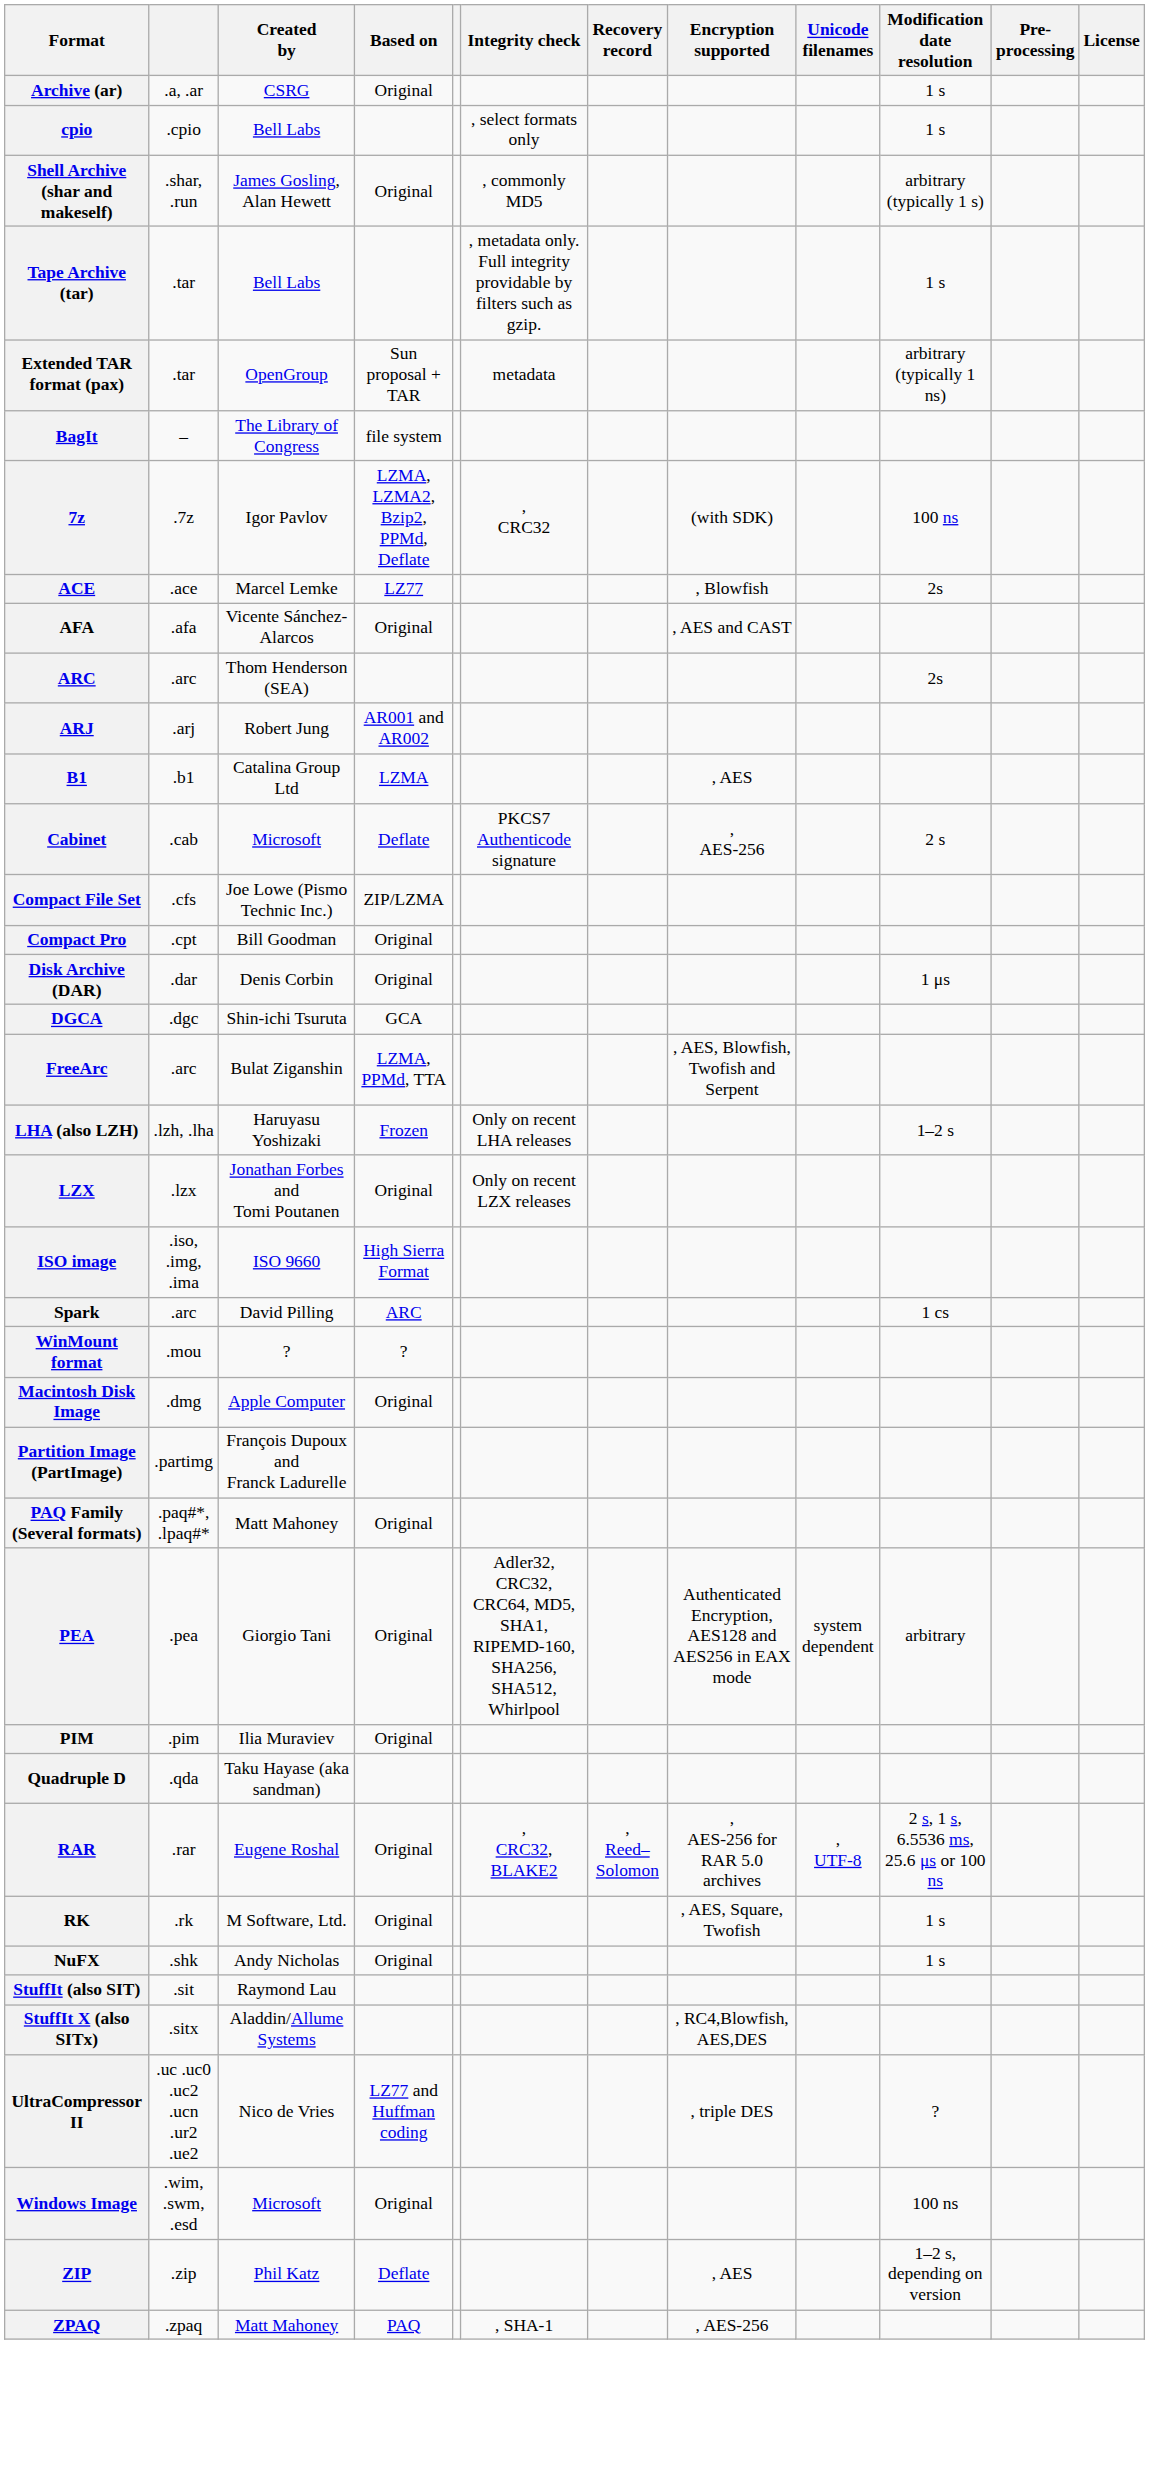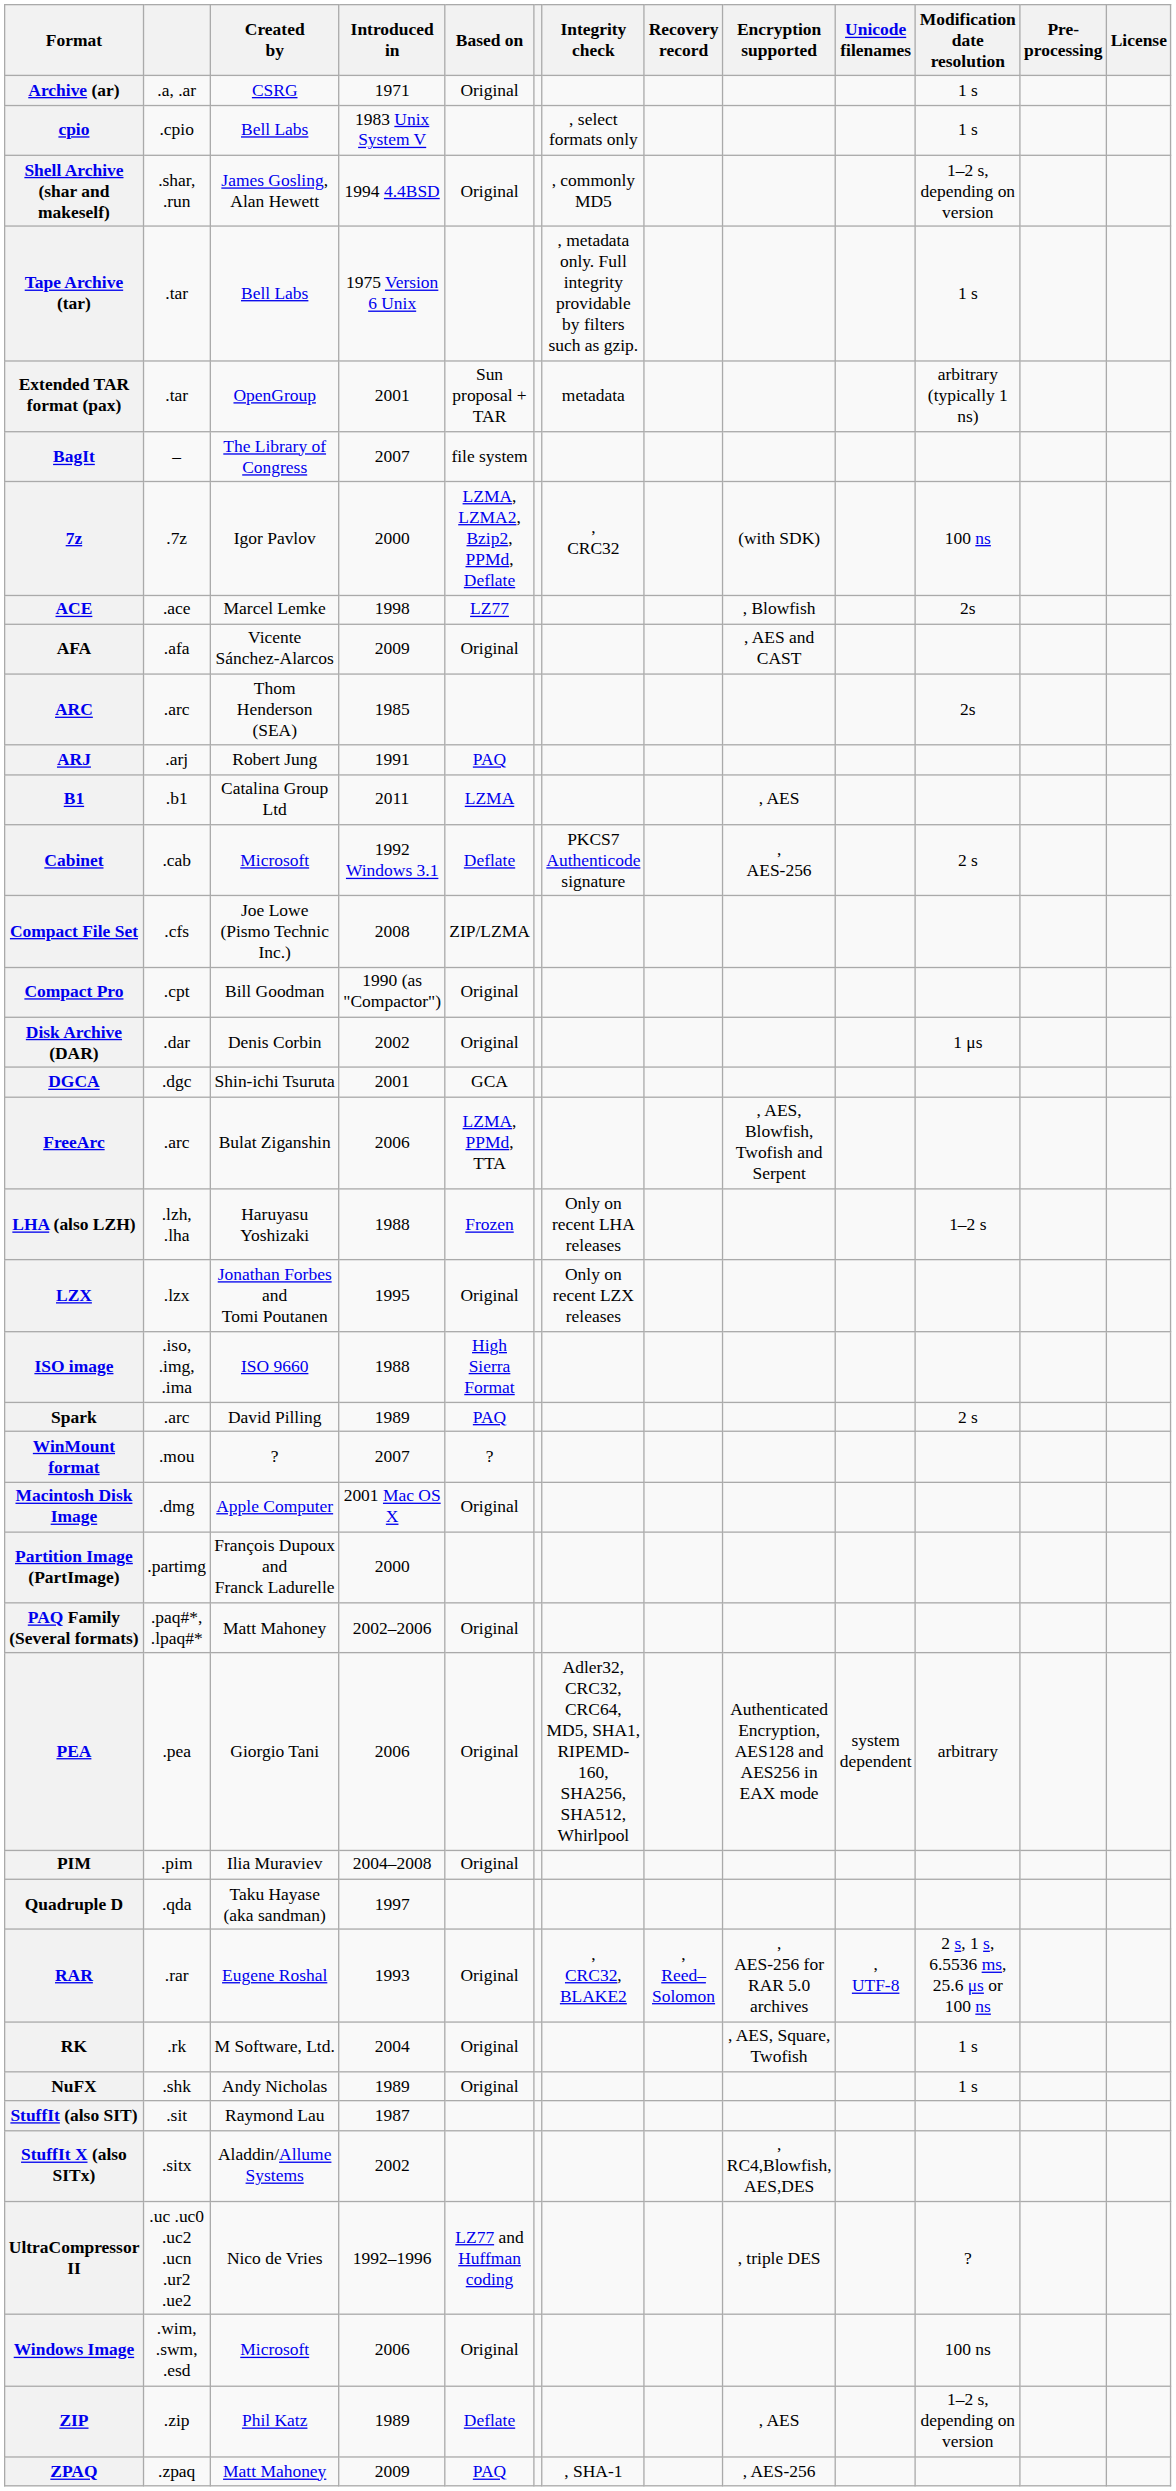+ column: (392, 40)
(935, 190) arbitrary (typically 1 s) -> (968, 190) 1–2 s, depending on version
(404, 728) AR001 and AR002 -> (490, 760) PAQ
(404, 1312) ARC -> (490, 1417) PAQ
(935, 1312) 1 cs -> (968, 1417) 2 s
